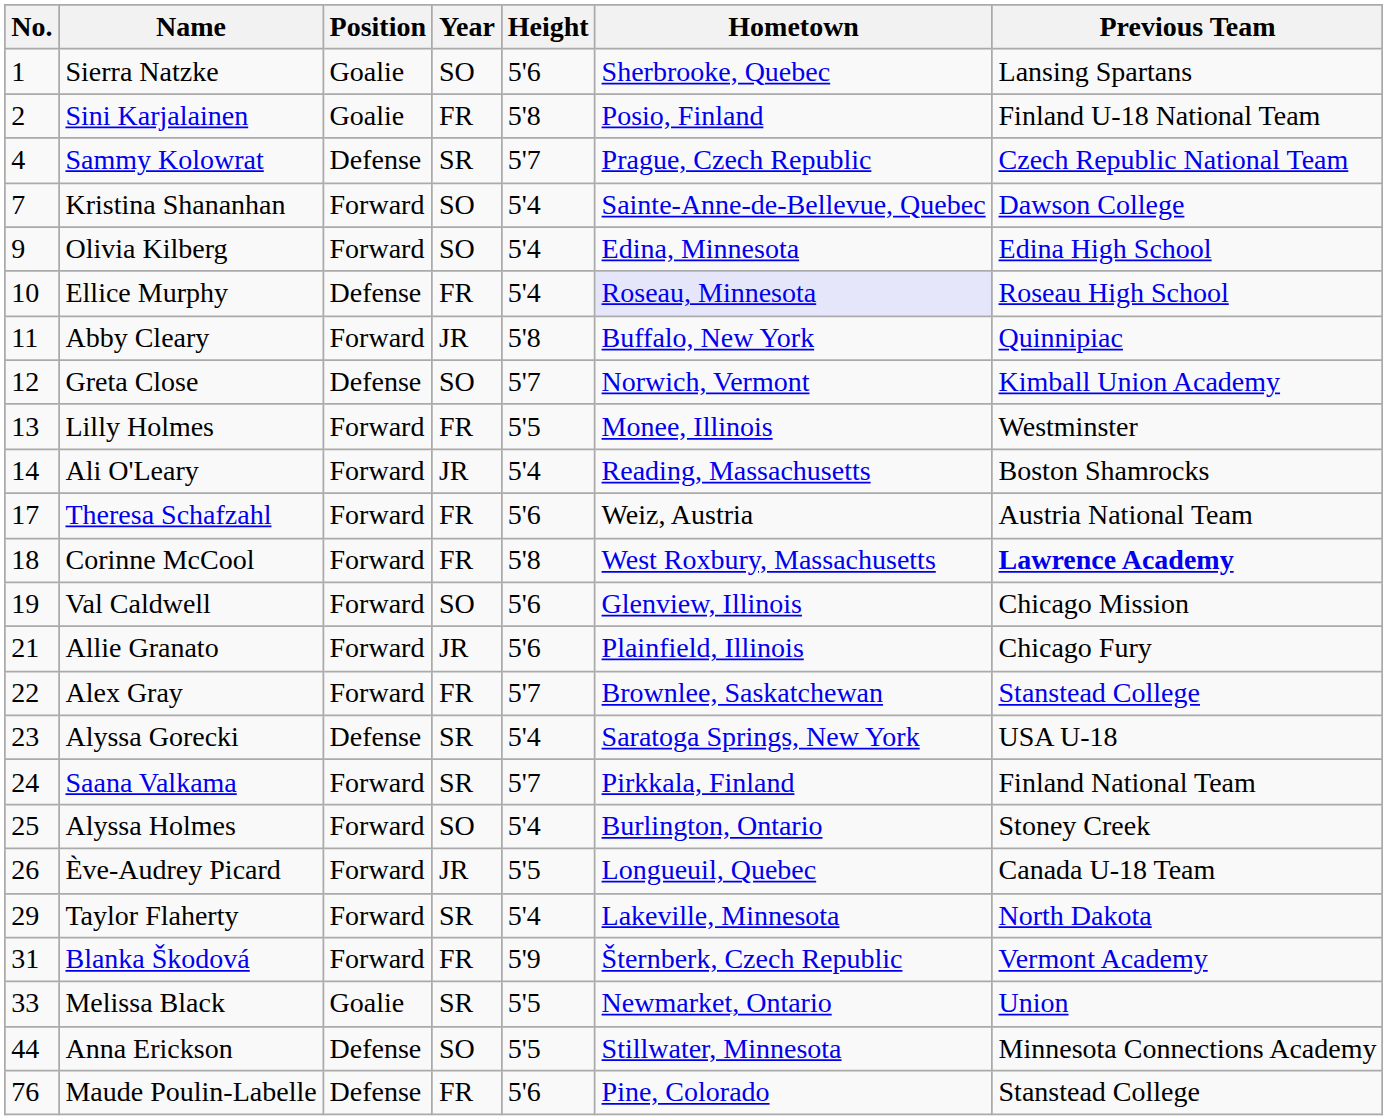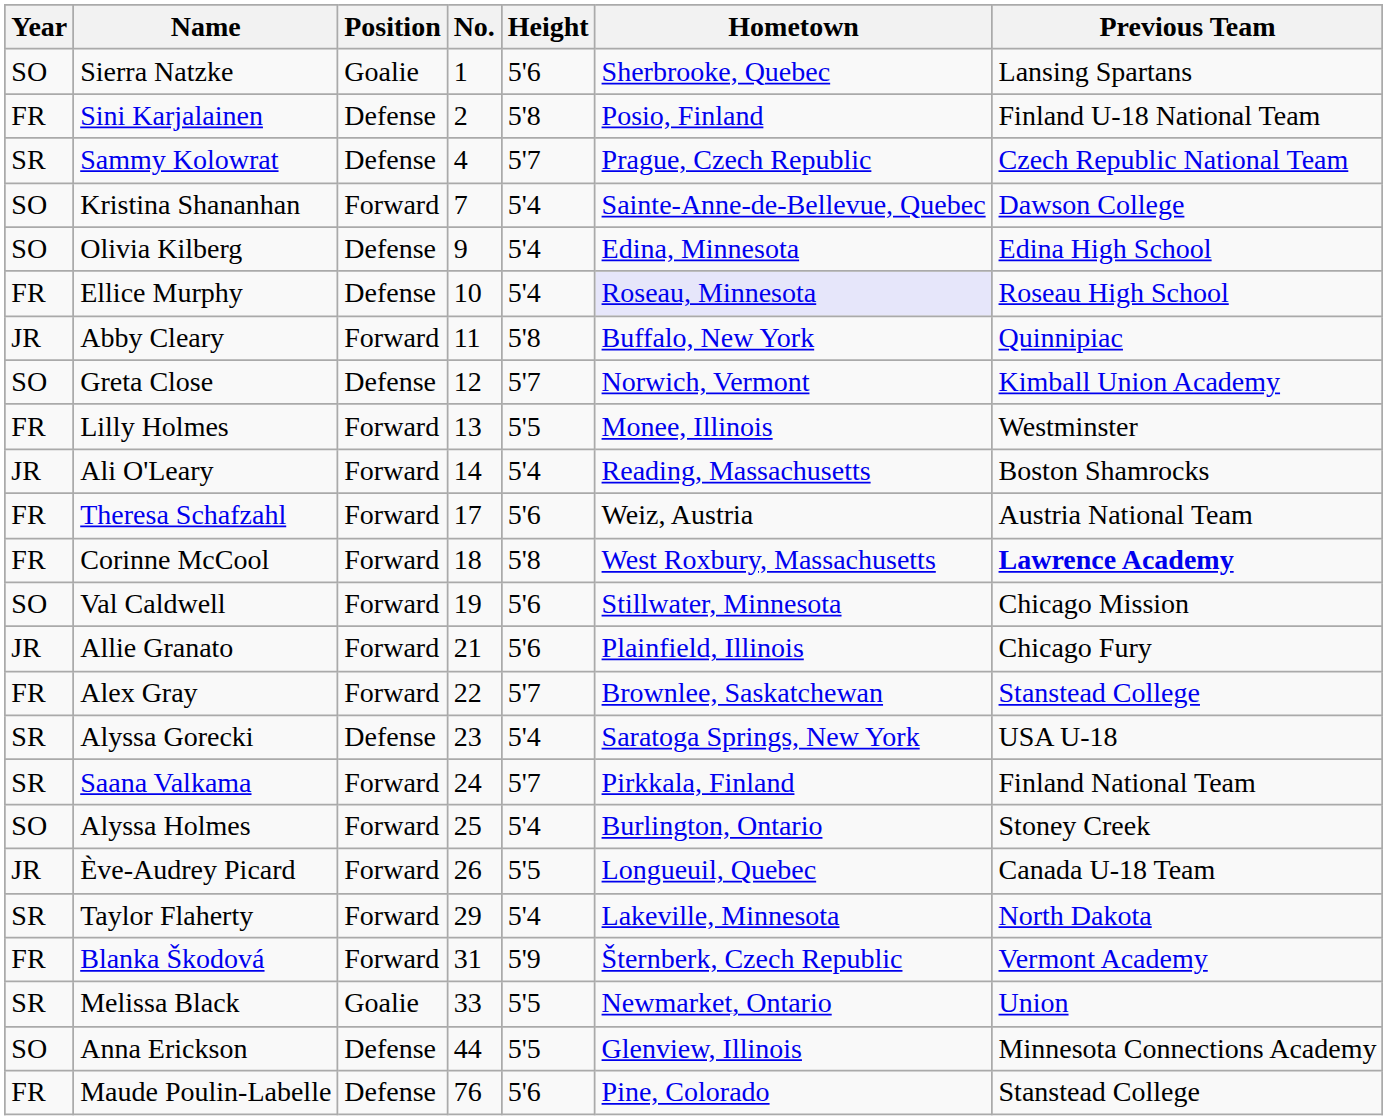columns swapped: (32, 26) <-> (467, 26)
(367, 115) Goalie -> (390, 115) Defense
(377, 248) Forward -> (390, 248) Defense
(702, 603) Glenview, Illinois -> (722, 603) Stillwater, Minnesota
(722, 1048) Stillwater, Minnesota -> (702, 1048) Glenview, Illinois
